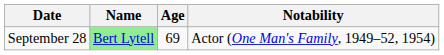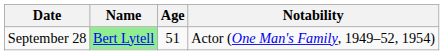(173, 38) 69 -> (173, 38) 51
